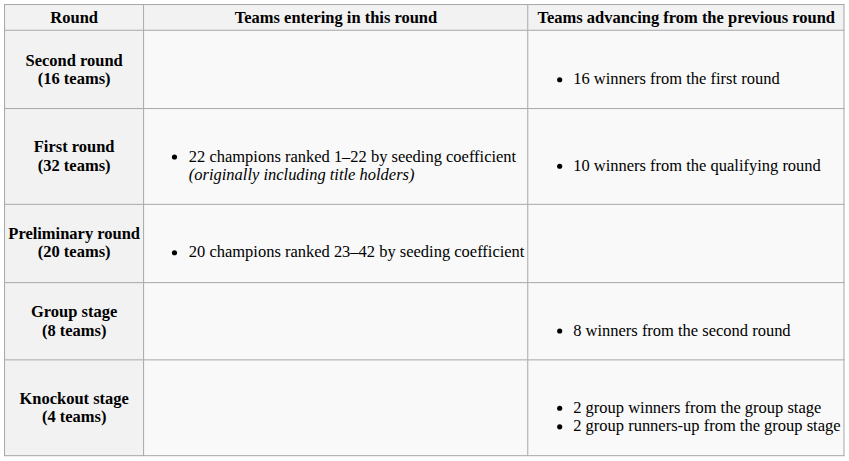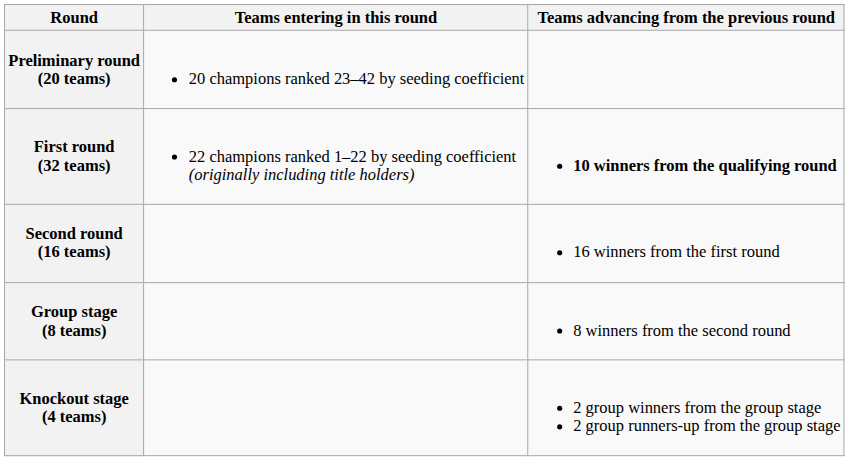rows swapped: (74, 243) <-> (74, 69)
(686, 166) normal -> (686, 166) bold
